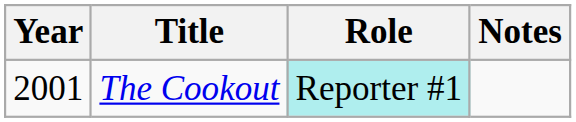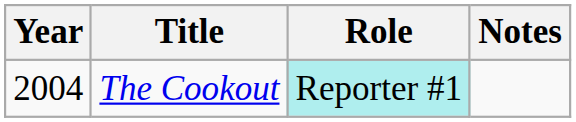(48, 87) 2001 -> (48, 87) 2004
